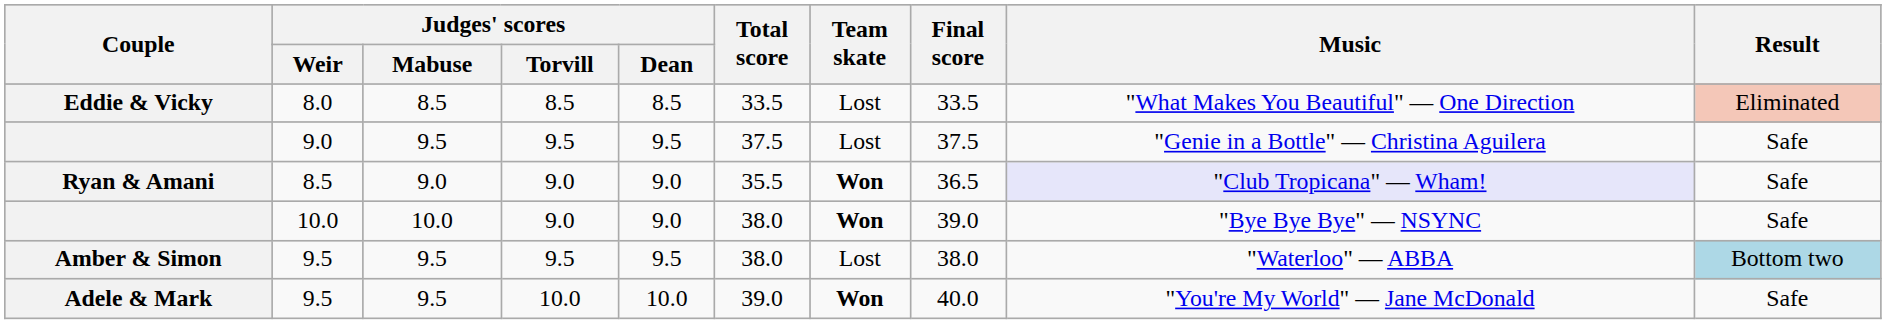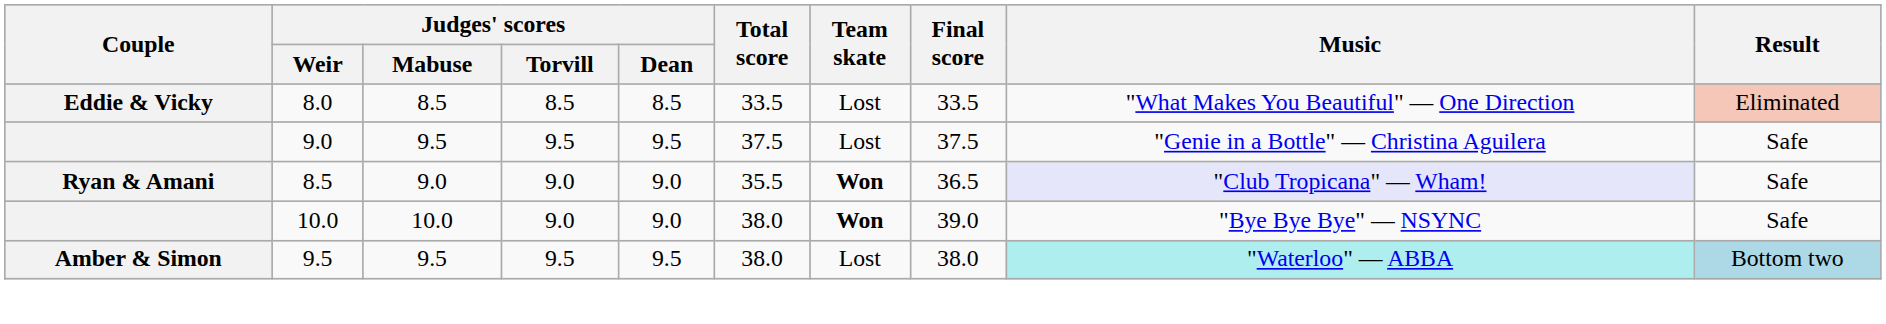(1350, 259) no background -> (1350, 259) paleturquoise background
- row: (138, 298)
